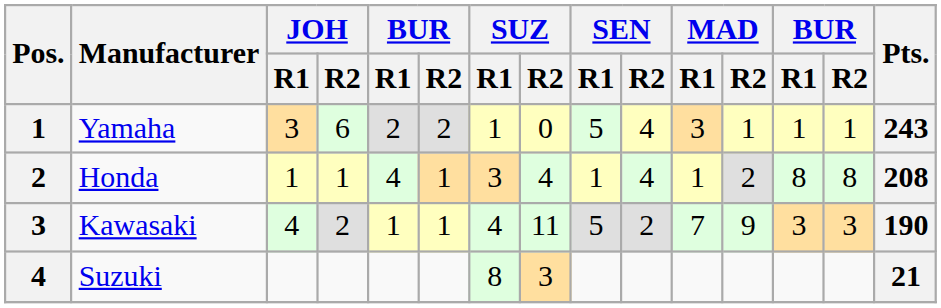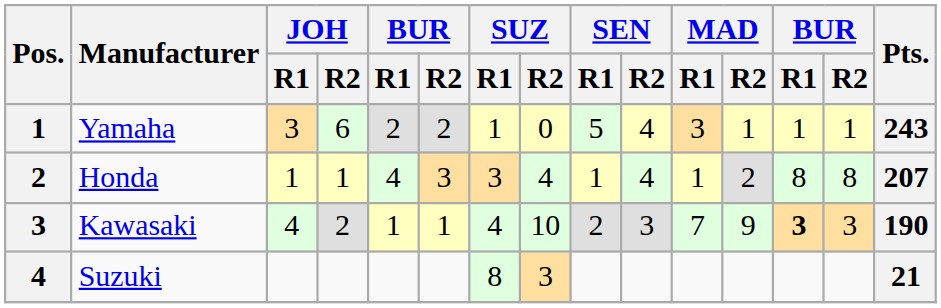(444, 176) 1 -> (444, 176) 3
(906, 176) 208 -> (906, 176) 207
(545, 226) 11 -> (545, 226) 10
(596, 226) 5 -> (596, 226) 2
(647, 226) 2 -> (647, 226) 3
(799, 226) normal -> (799, 226) bold
